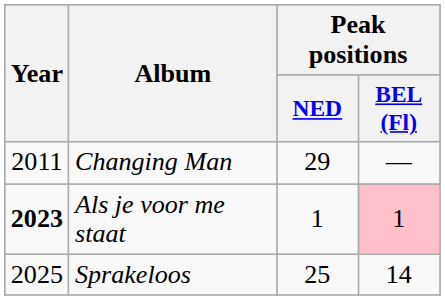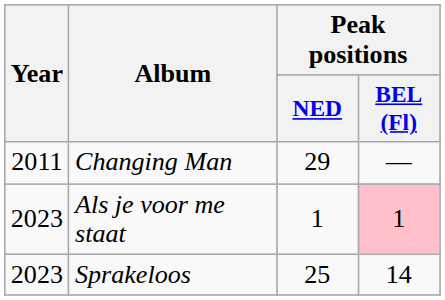(37, 218) bold -> (37, 218) normal
(37, 274) 2025 -> (37, 274) 2023
